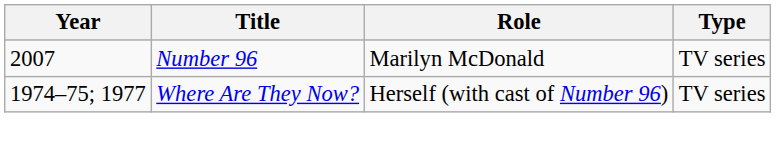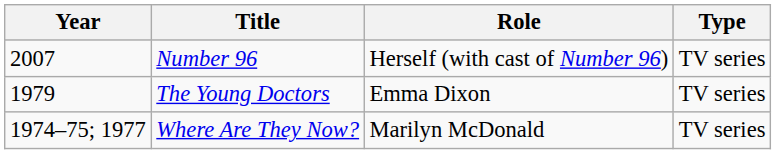(457, 58) Marilyn McDonald -> (519, 58) Herself (with cast of Number 96)
+ row: (243, 93)
(519, 93) Herself (with cast of Number 96) -> (457, 129) Marilyn McDonald
